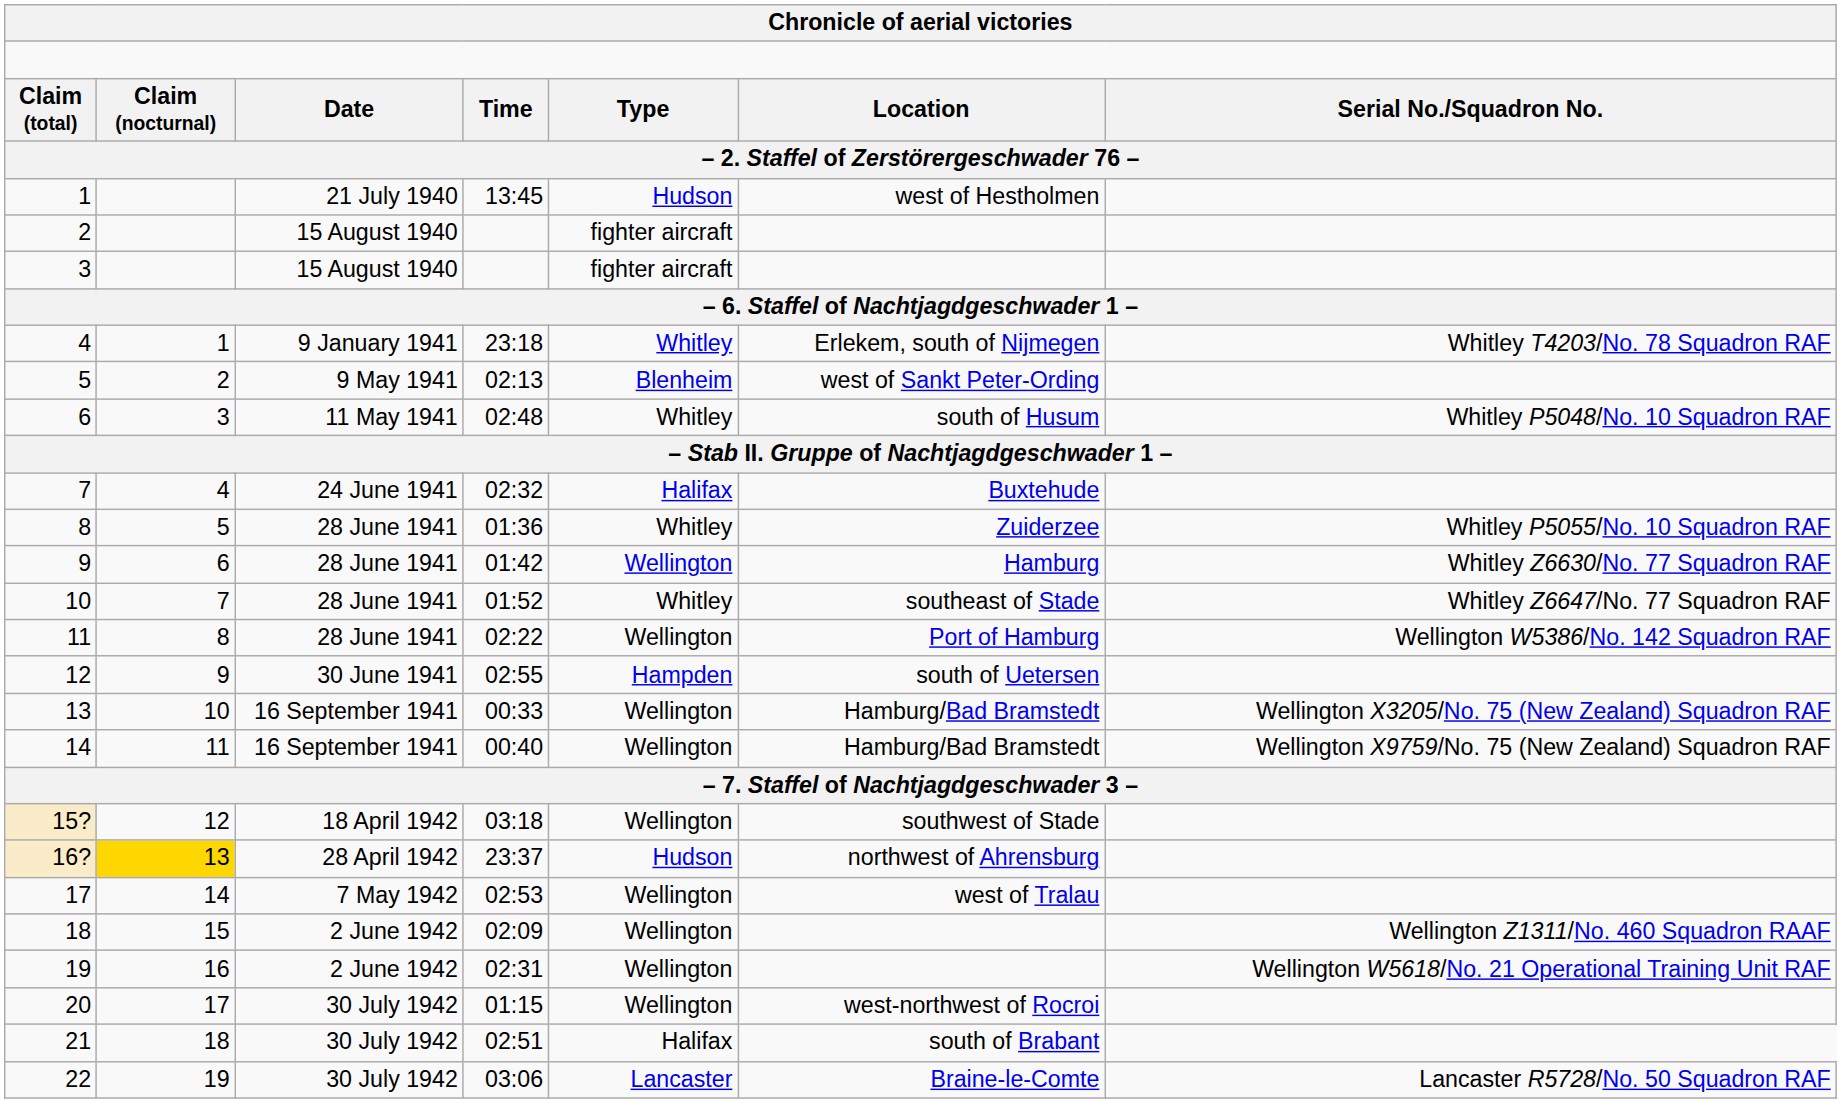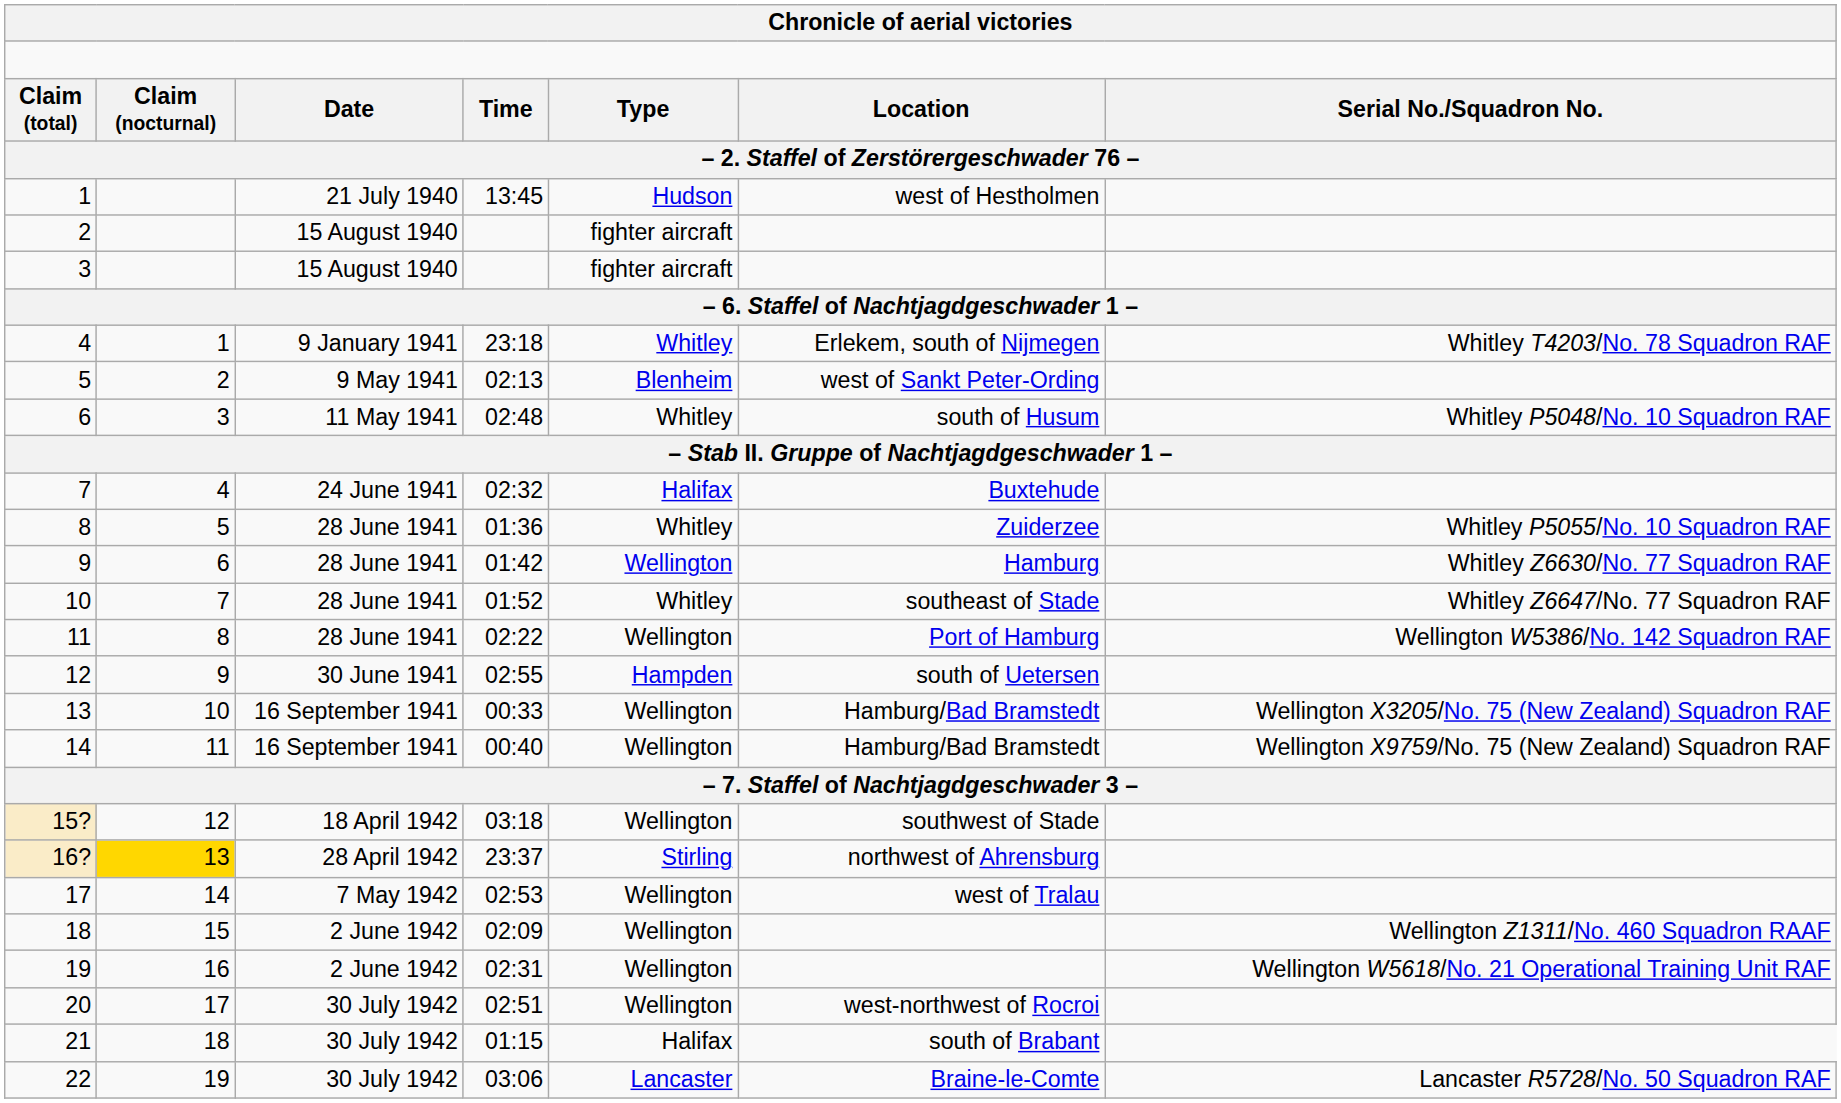(692, 858) Hudson -> (697, 858) Stirling
(514, 1005) 01:15 -> (514, 1005) 02:51
(514, 1042) 02:51 -> (514, 1042) 01:15
